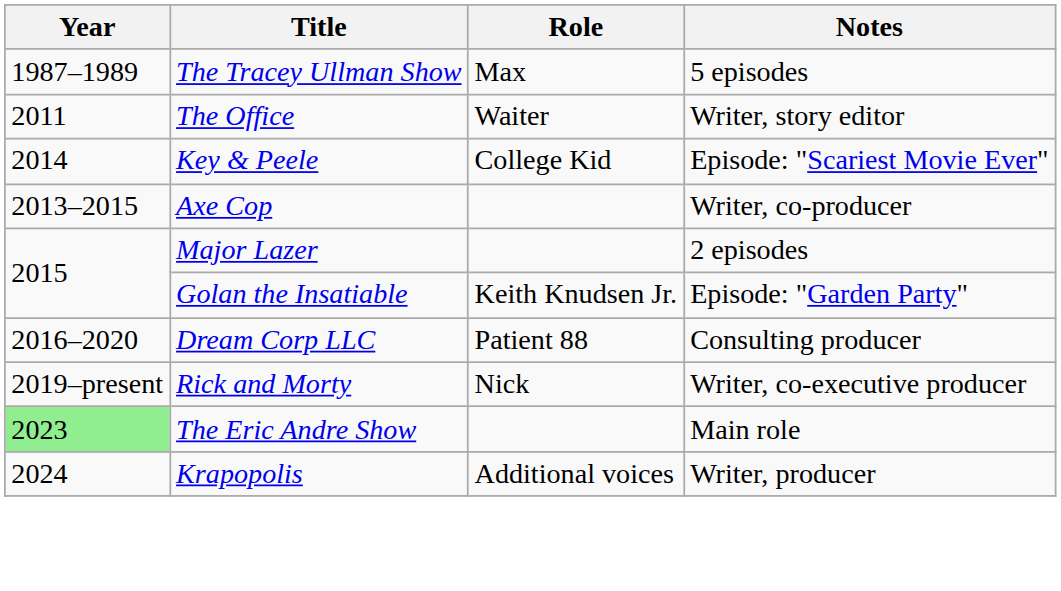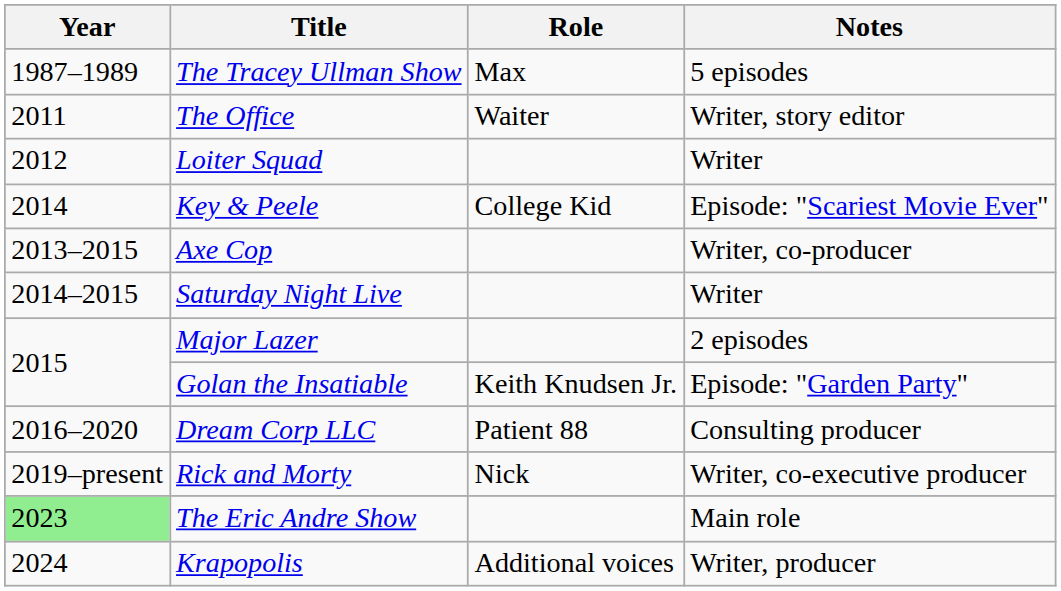+ row: (249, 160)
+ row: (289, 294)
